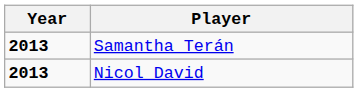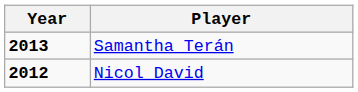(29, 73) 2013 -> (29, 73) 2012
